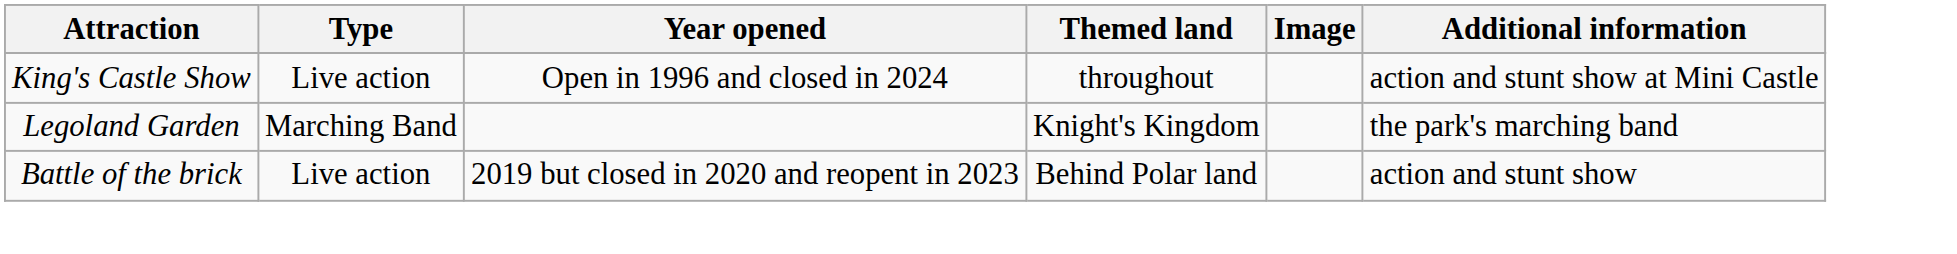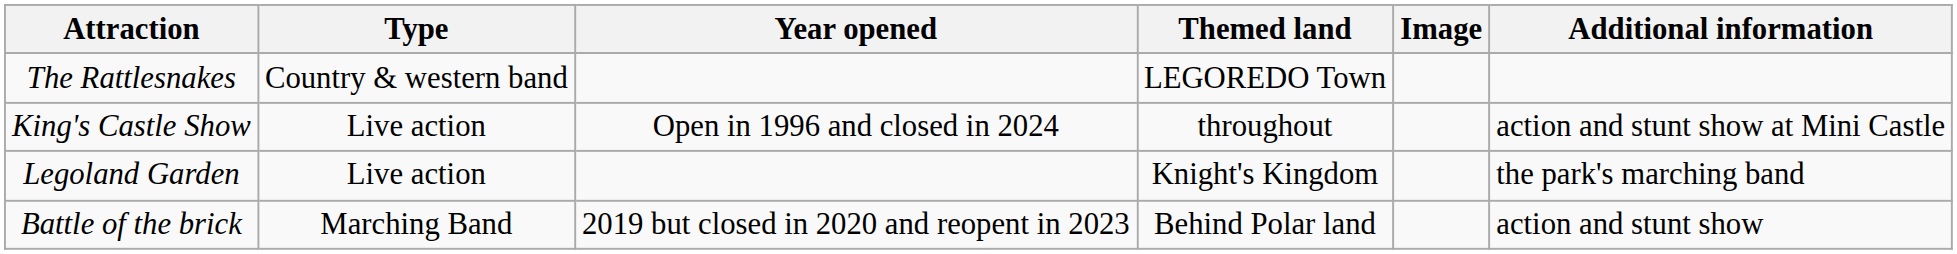+ row: (131, 77)
(361, 126) Marching Band -> (416, 175) Live action
(361, 175) Live action -> (416, 223) Marching Band
